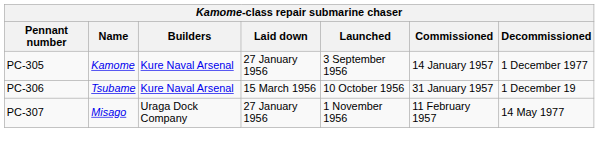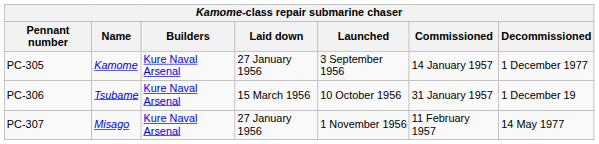(169, 112) Uraga Dock Company -> (170, 124) Kure Naval Arsenal
